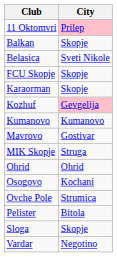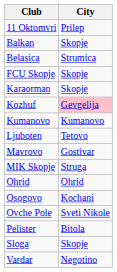(73, 27) pink background -> (73, 27) no background
(85, 58) Sveti Nikole -> (78, 58) Strumica
+ row: (24, 136)
(78, 197) Strumica -> (85, 213) Sveti Nikole
